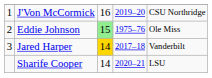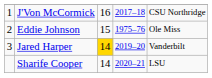(130, 13) 2019–20 -> (130, 13) 2017–18
(105, 30) lightgreen background -> (105, 30) no background
(130, 47) 2017–18 -> (130, 47) 2019–20
